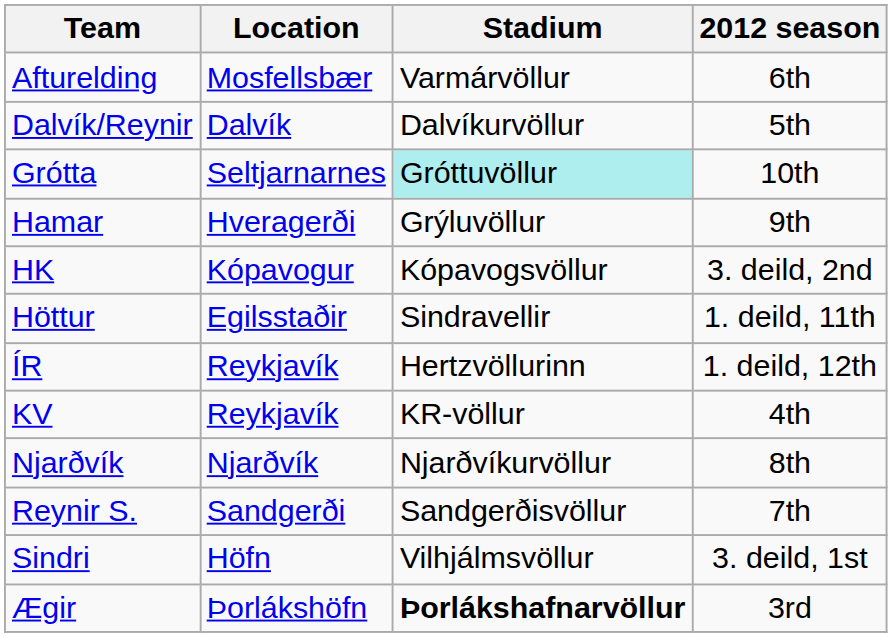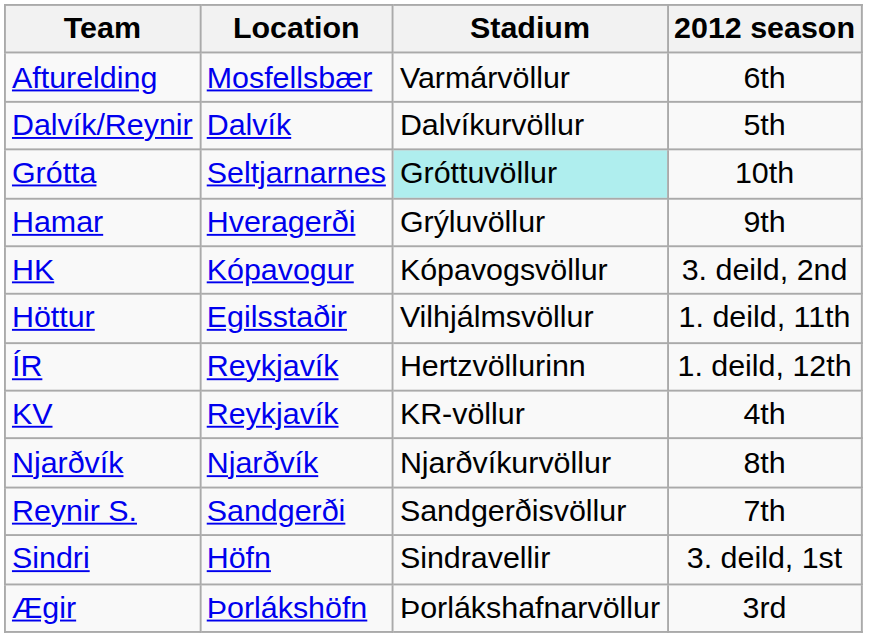(475, 317) Sindravellir -> (497, 317) Vilhjálmsvöllur
(497, 558) Vilhjálmsvöllur -> (475, 558) Sindravellir
(543, 607) bold -> (530, 607) normal
